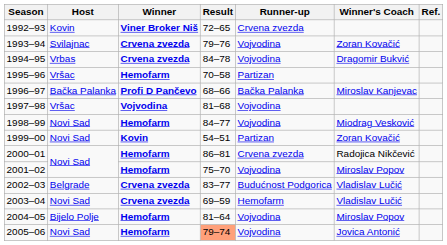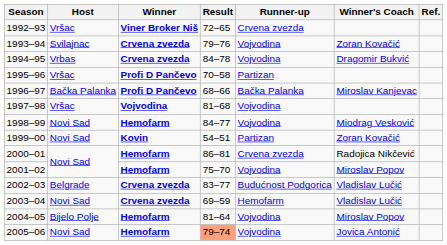(62, 28) Kovin -> (62, 28) Vršac
(145, 75) Hemofarm -> (159, 75) Profi D Pančevo
